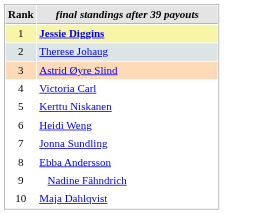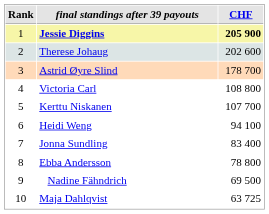+ column: (241, 14)
